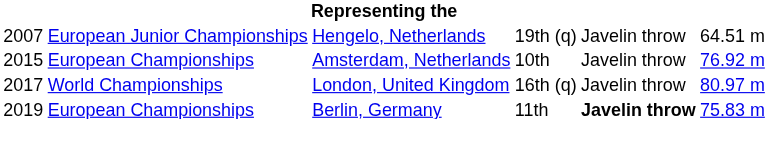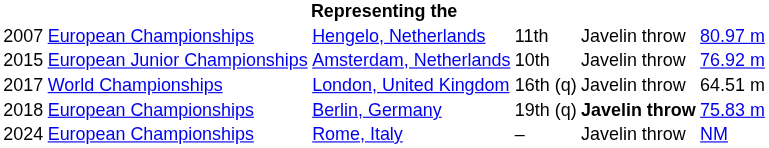(178, 36) European Junior Championships -> (151, 36) European Championships
(546, 36) 19th (q) -> (532, 36) 11th
(732, 36) 64.51 m -> (732, 36) 80.97 m
(151, 60) European Championships -> (178, 60) European Junior Championships
(732, 85) 80.97 m -> (732, 85) 64.51 m
(23, 109) 2019 -> (23, 109) 2018
(532, 109) 11th -> (546, 109) 19th (q)
+ row: (357, 134)
